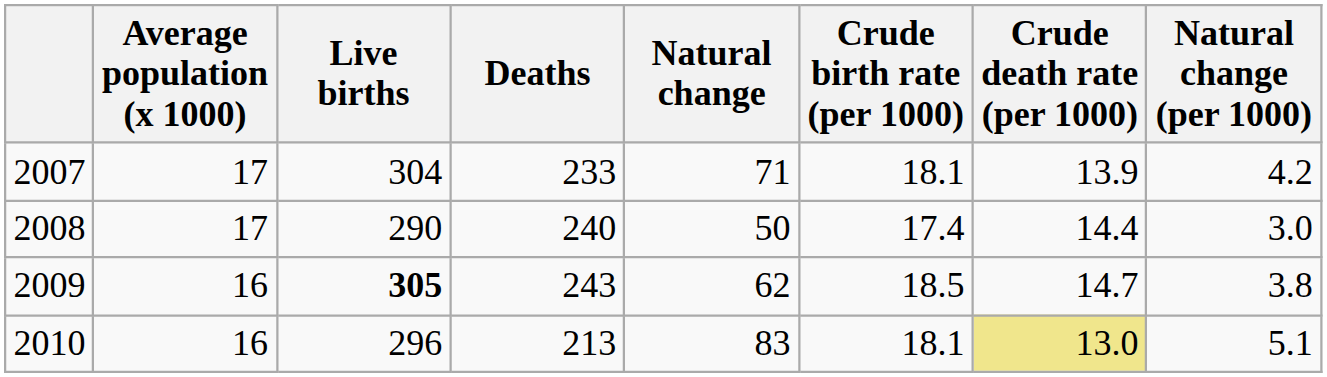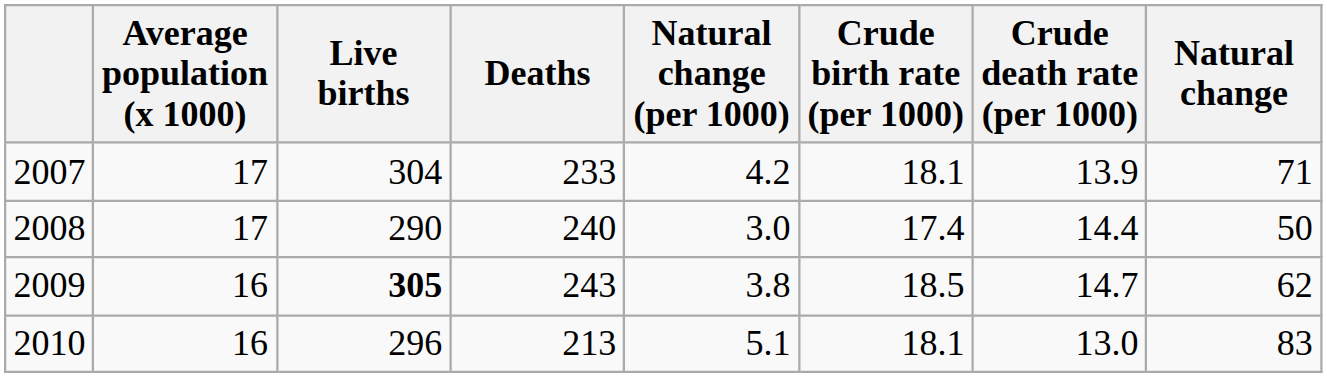columns swapped: (712, 73) <-> (1234, 73)
(1107, 342) khaki background -> (1107, 342) no background
